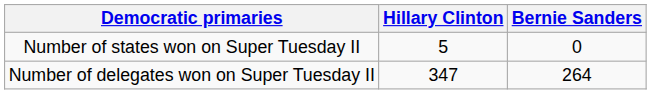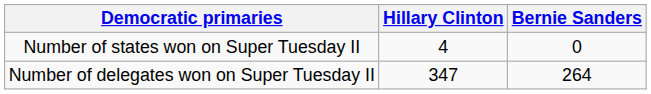(443, 46) 5 -> (443, 46) 4
